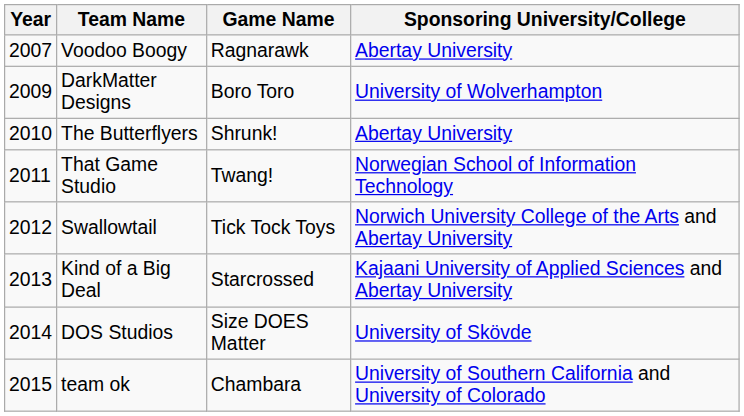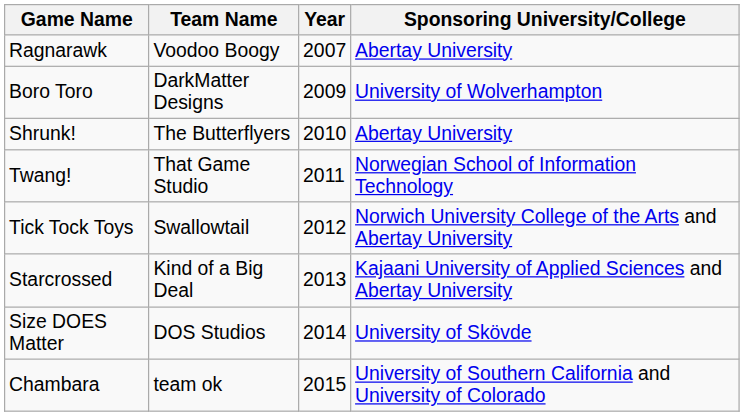columns swapped: (31, 19) <-> (278, 19)
